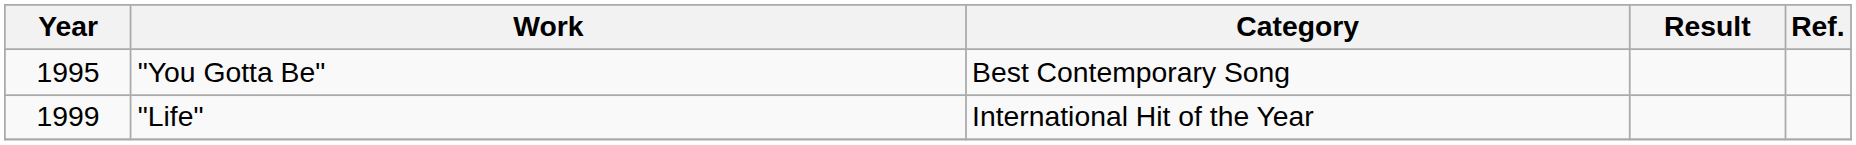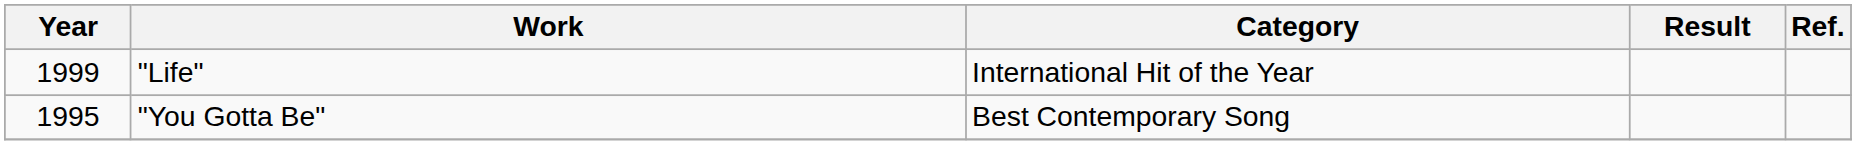rows swapped: (232, 71) <-> (171, 116)
